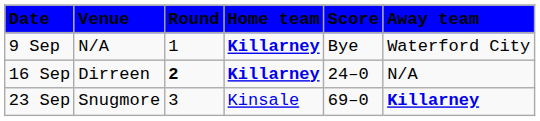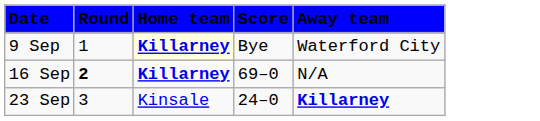- column: (104, 19)
(274, 46) no background -> (184, 46) lightyellow background
(348, 74) 24–0 -> (258, 74) 69–0
(348, 102) 69–0 -> (258, 102) 24–0
